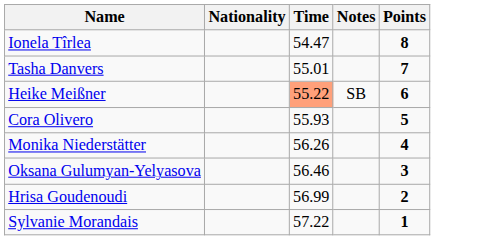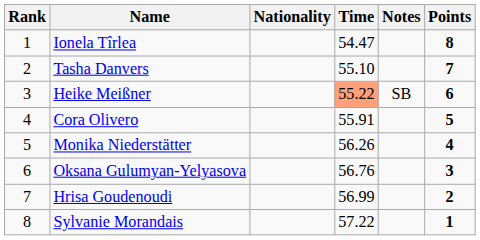+ column: (27, 17)
(311, 68) 55.01 -> (356, 68) 55.10
(311, 119) 55.93 -> (356, 119) 55.91
(311, 171) 56.46 -> (356, 171) 56.76
